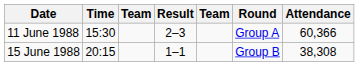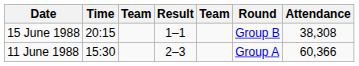rows swapped: (43, 33) <-> (44, 52)
